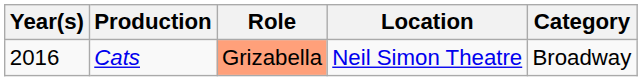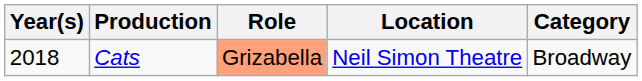(35, 57) 2016 -> (35, 57) 2018
